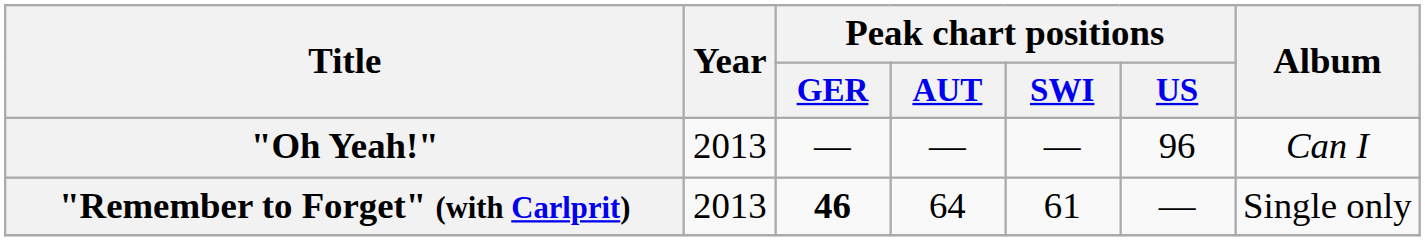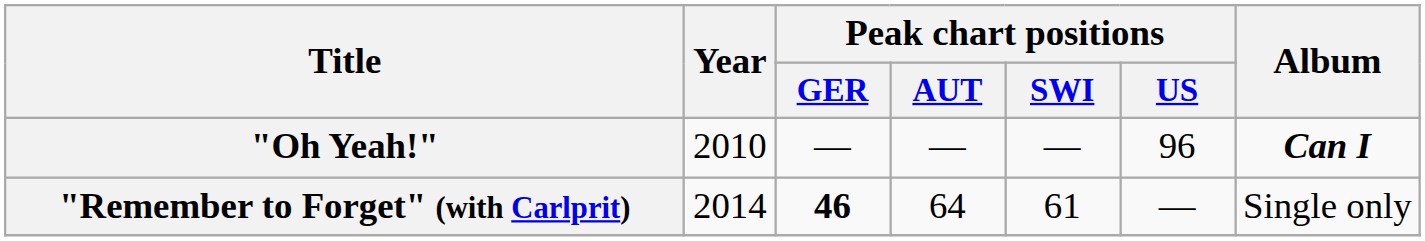(730, 146) 2013 -> (730, 146) 2010
(1327, 146) normal -> (1327, 146) bold
(730, 205) 2013 -> (730, 205) 2014
